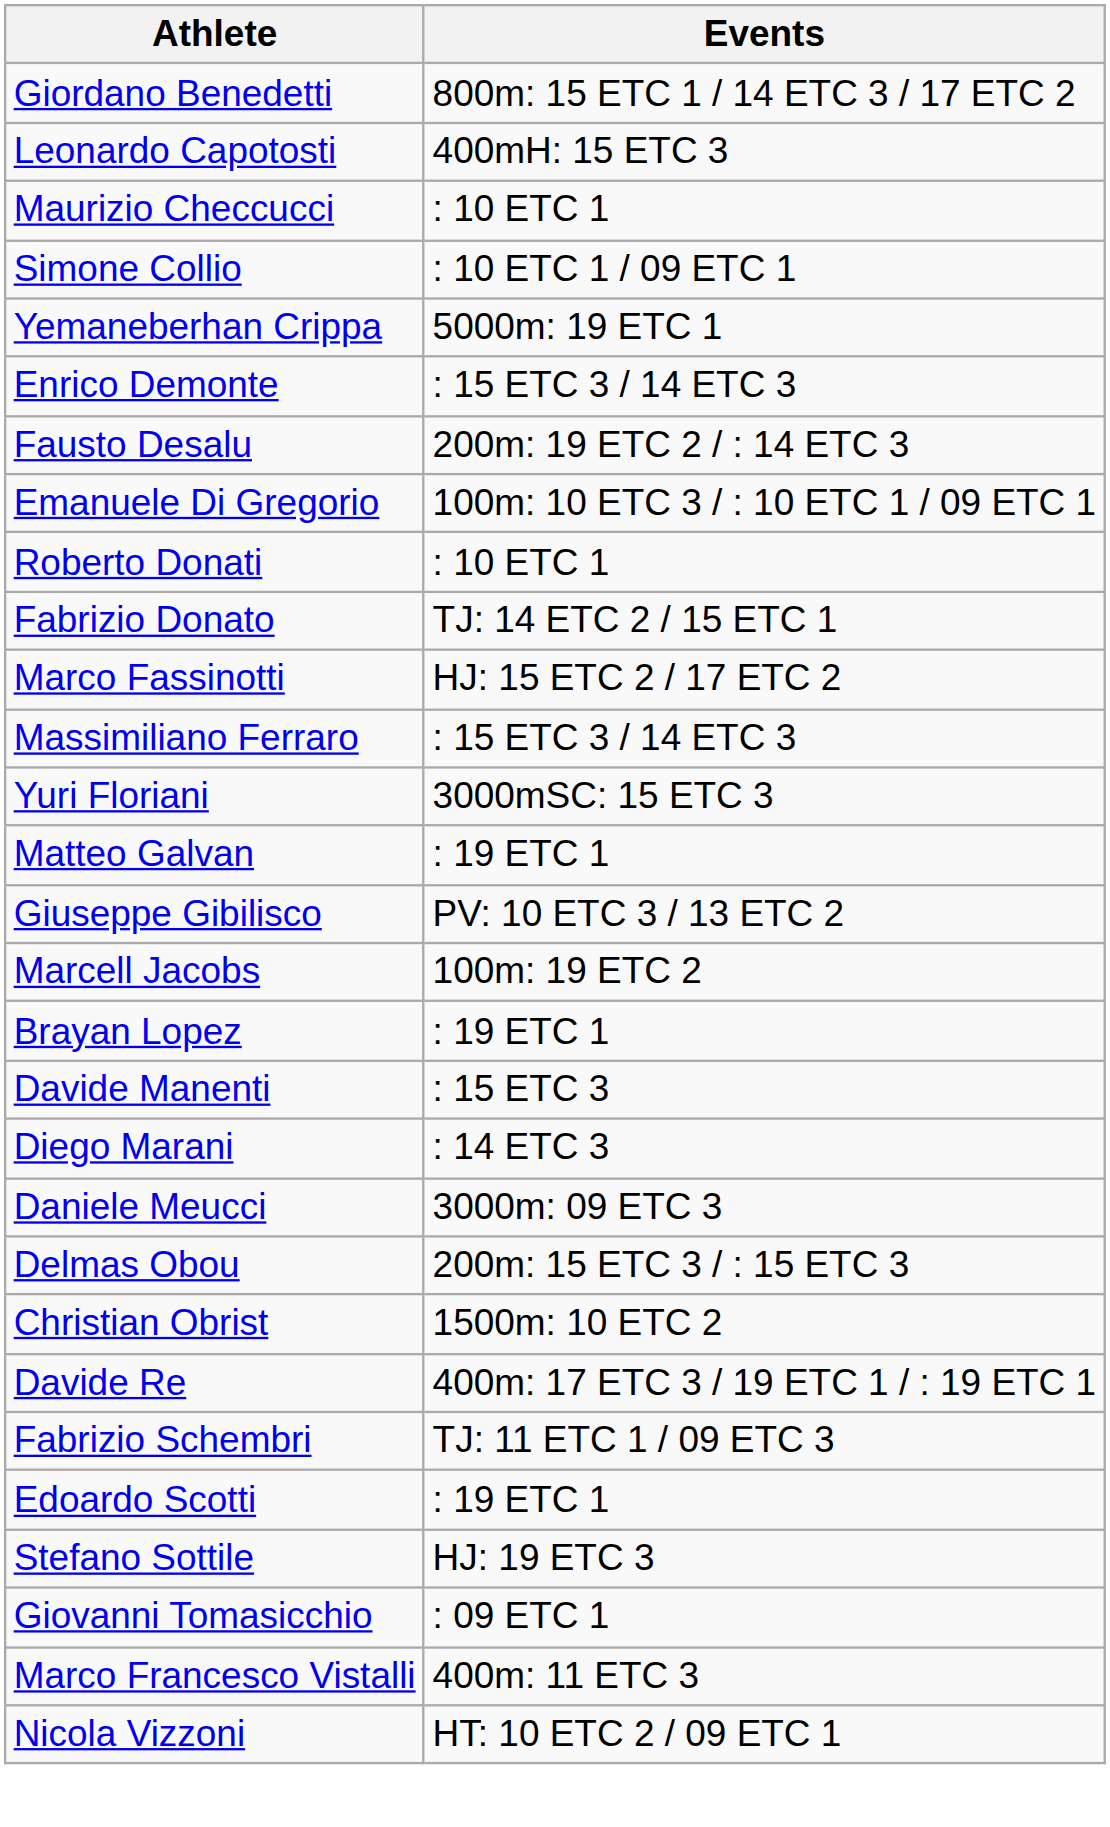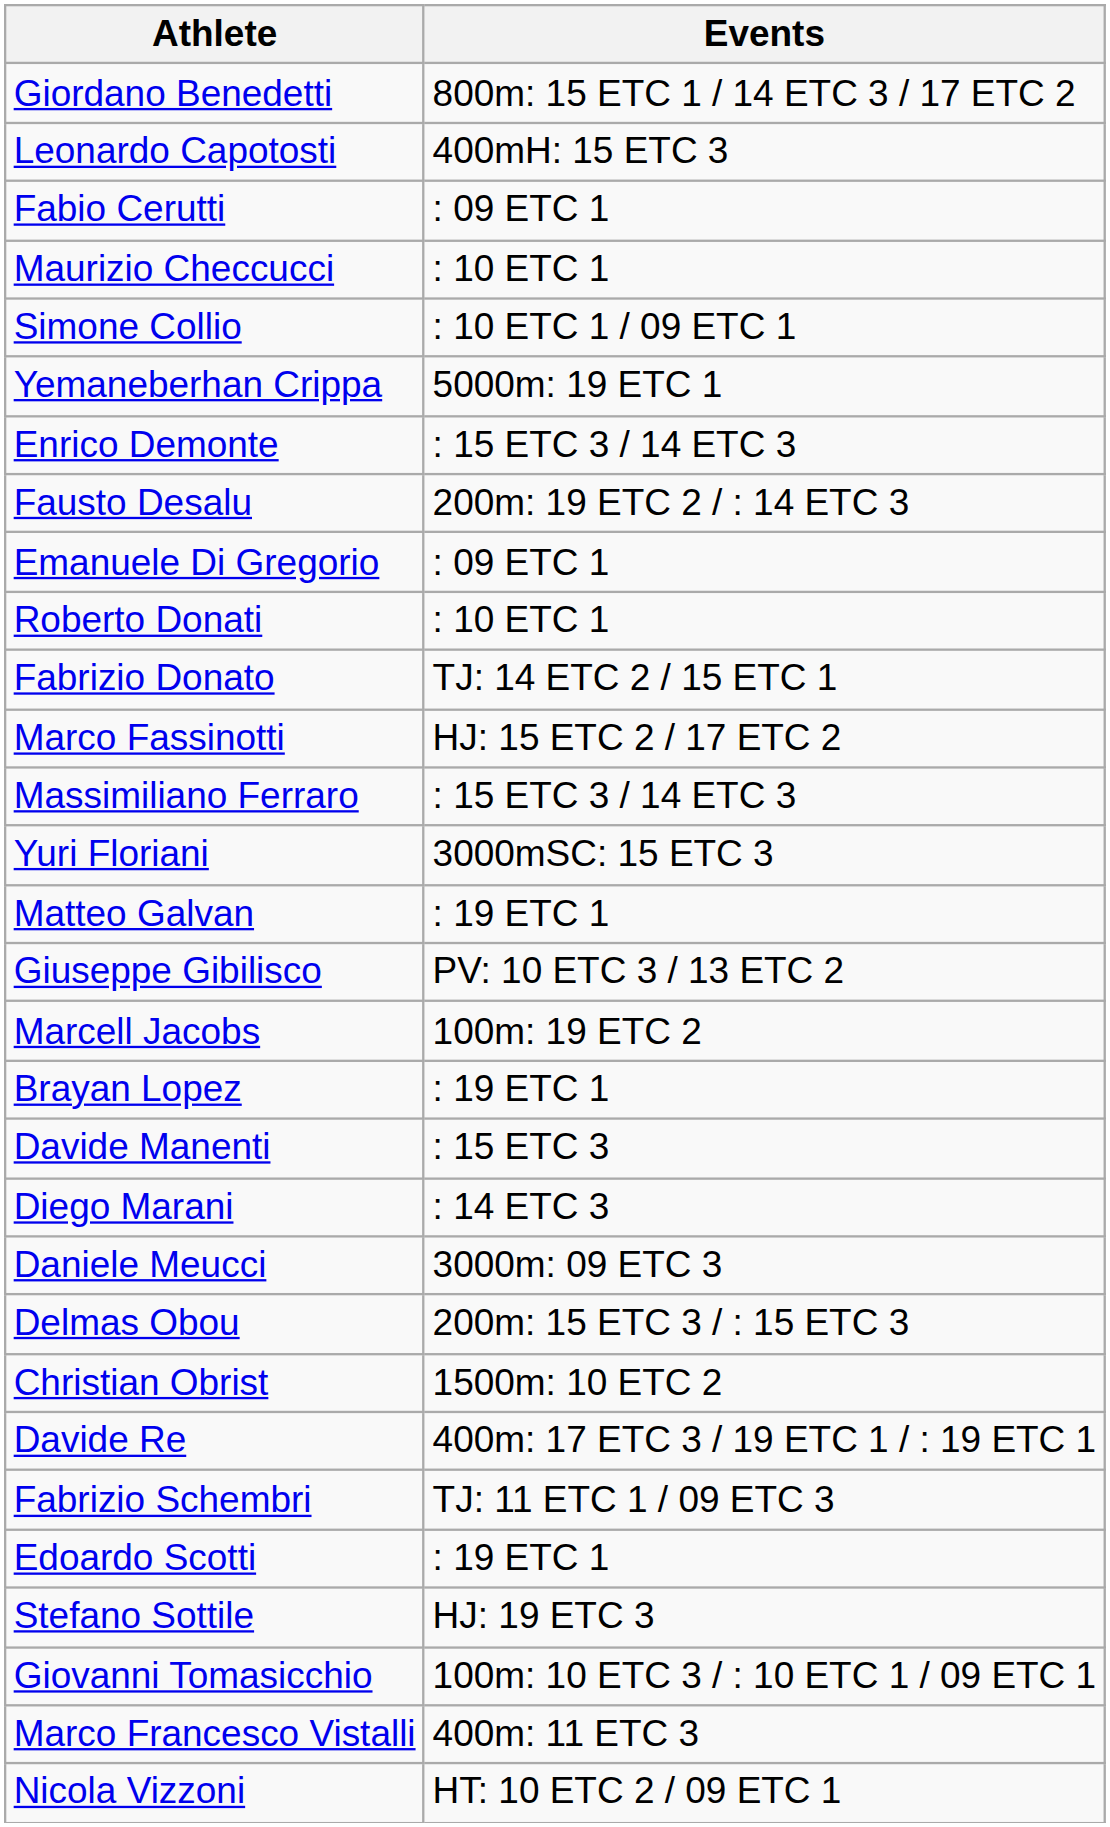+ row: (119, 209)
(764, 502) 100m: 10 ETC 3 / : 10 ETC 1 / 09 ETC 1 -> (521, 561) : 09 ETC 1
(521, 1616) : 09 ETC 1 -> (764, 1675) 100m: 10 ETC 3 / : 10 ETC 1 / 09 ETC 1
